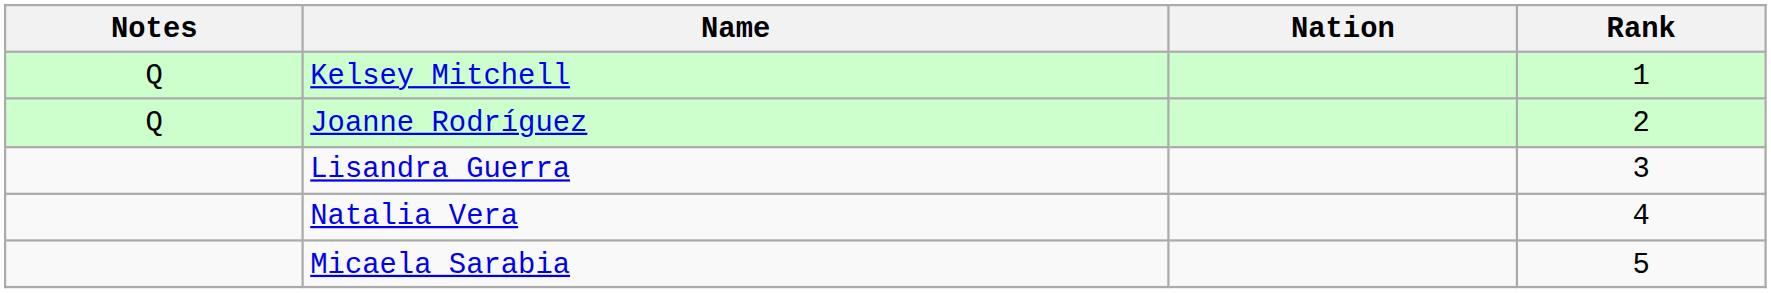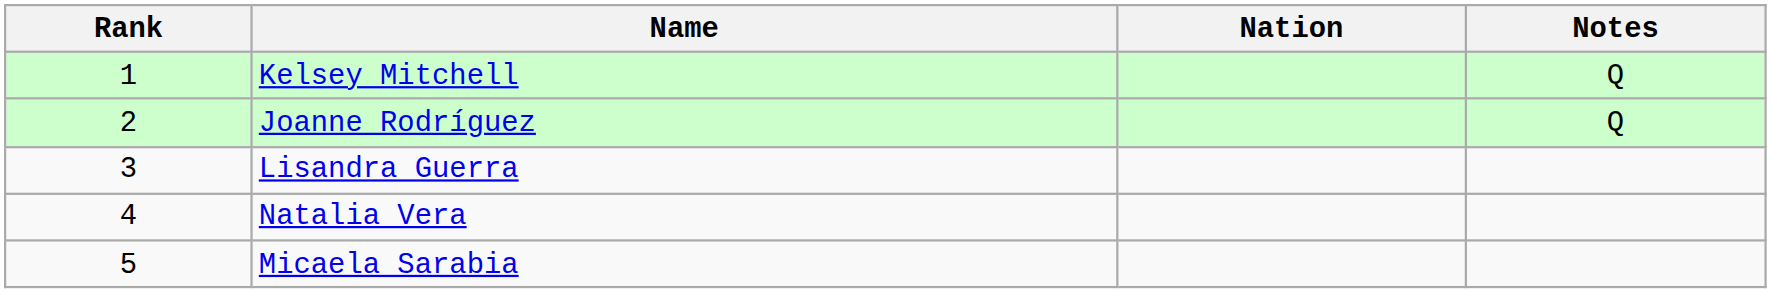columns swapped: (1641, 29) <-> (154, 29)
